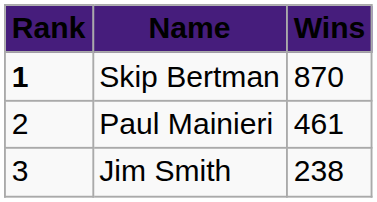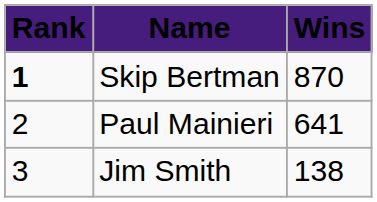(319, 123) 461 -> (319, 123) 641
(319, 171) 238 -> (319, 171) 138
